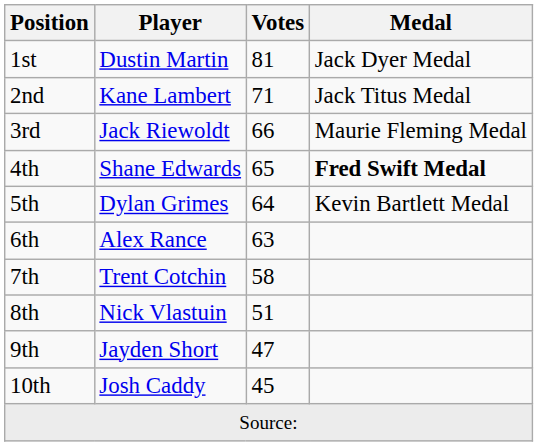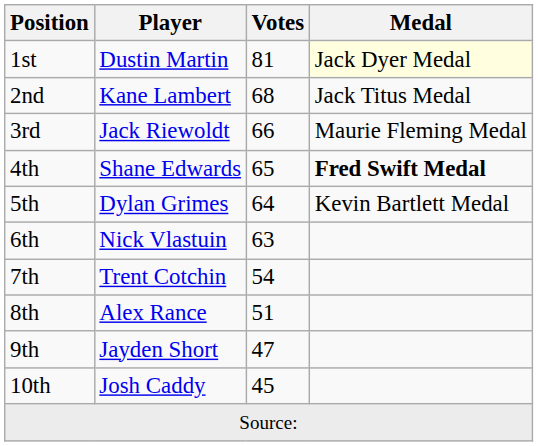(393, 58) no background -> (393, 58) lightyellow background
(263, 95) 71 -> (263, 95) 68
(153, 240) Alex Rance -> (163, 240) Nick Vlastuin
(263, 276) 58 -> (263, 276) 54
(163, 312) Nick Vlastuin -> (153, 312) Alex Rance
